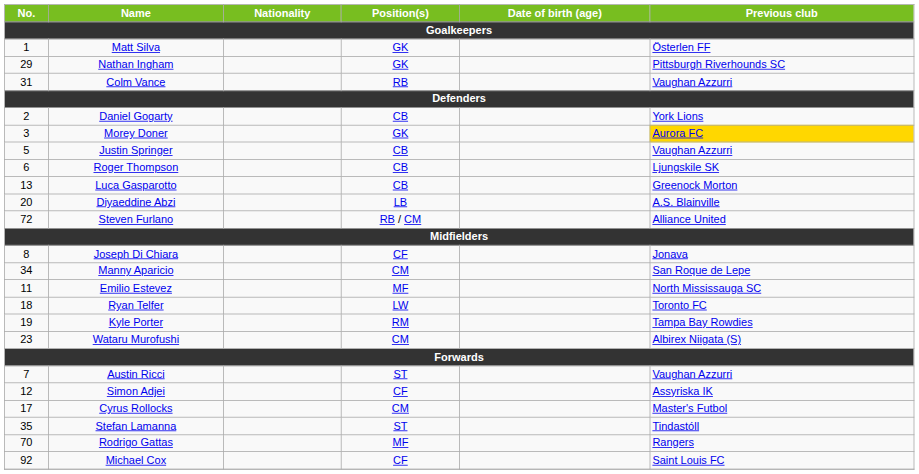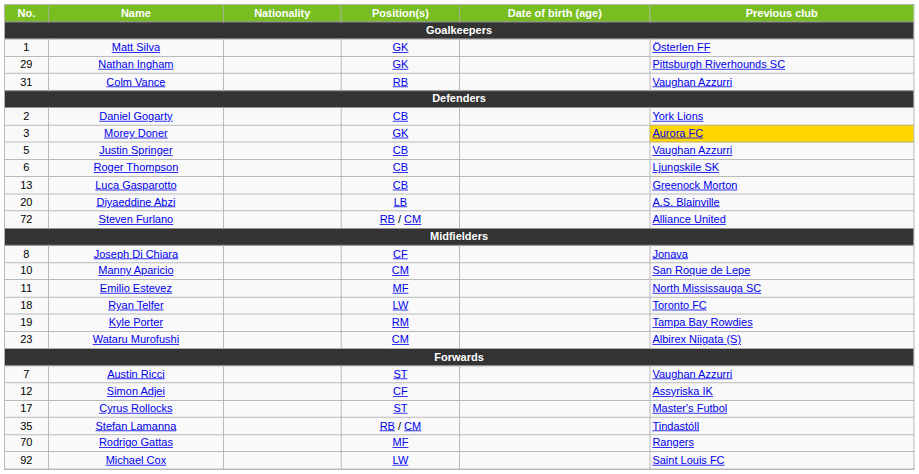(26, 271) 34 -> (26, 271) 10
(400, 408) CM -> (400, 408) ST
(400, 426) ST -> (400, 426) RB / CM
(400, 460) CF -> (400, 460) LW
